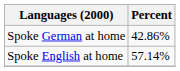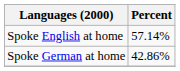rows swapped: (65, 56) <-> (66, 35)
